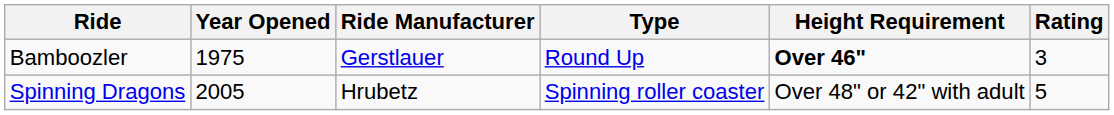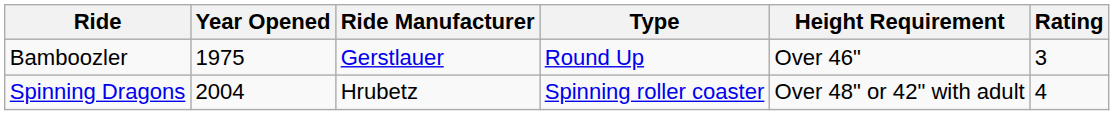(820, 57) bold -> (818, 57) normal
(220, 92) 2005 -> (220, 92) 2004
(1041, 92) 5 -> (1041, 92) 4
